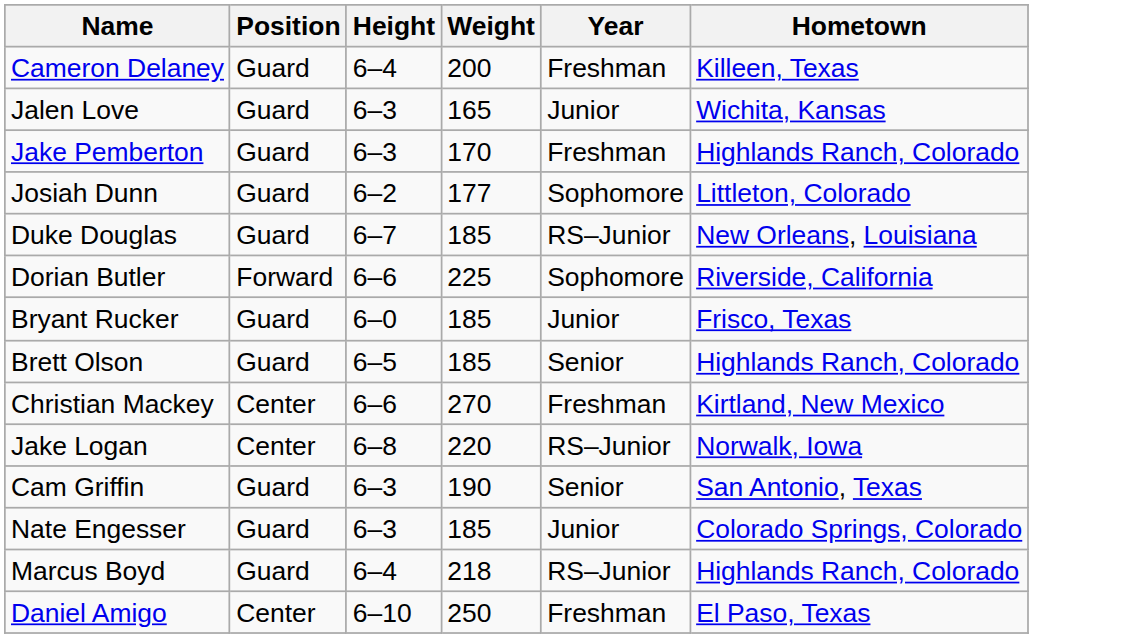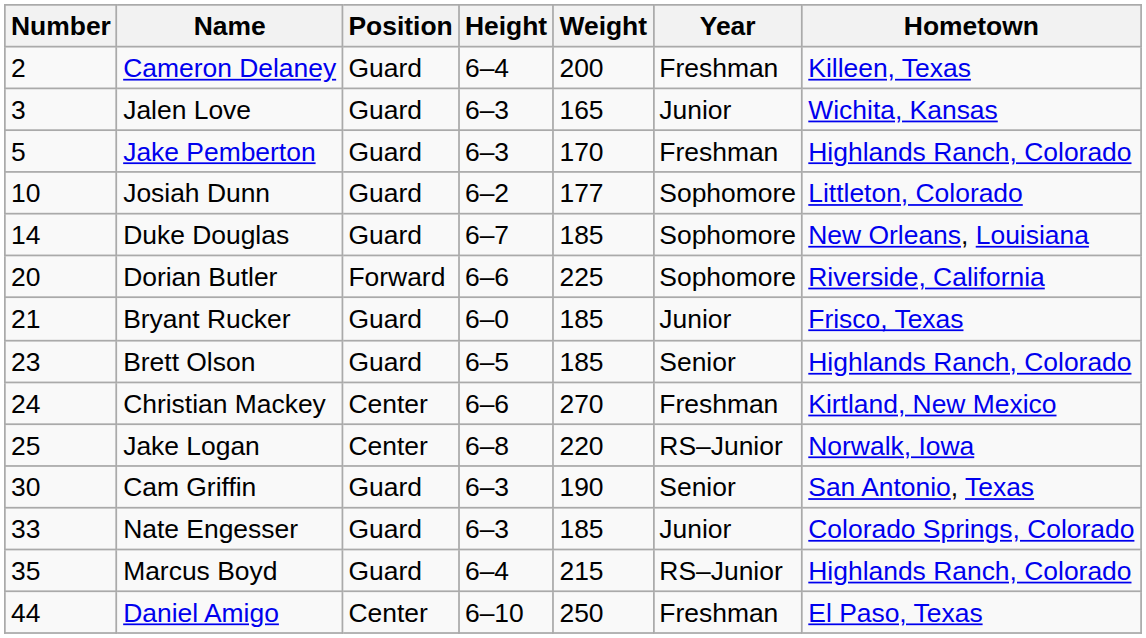+ column: (61, 26)
(609, 235) RS–Junior -> (728, 235) Sophomore
(469, 570) 218 -> (582, 570) 215
